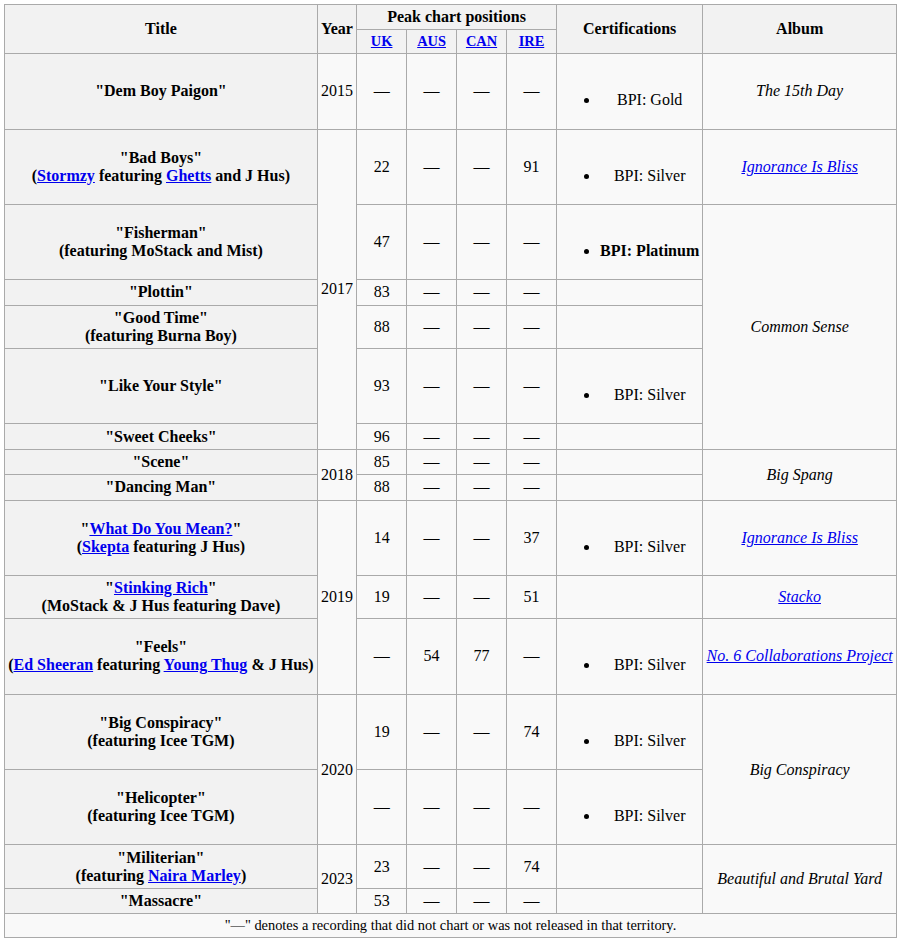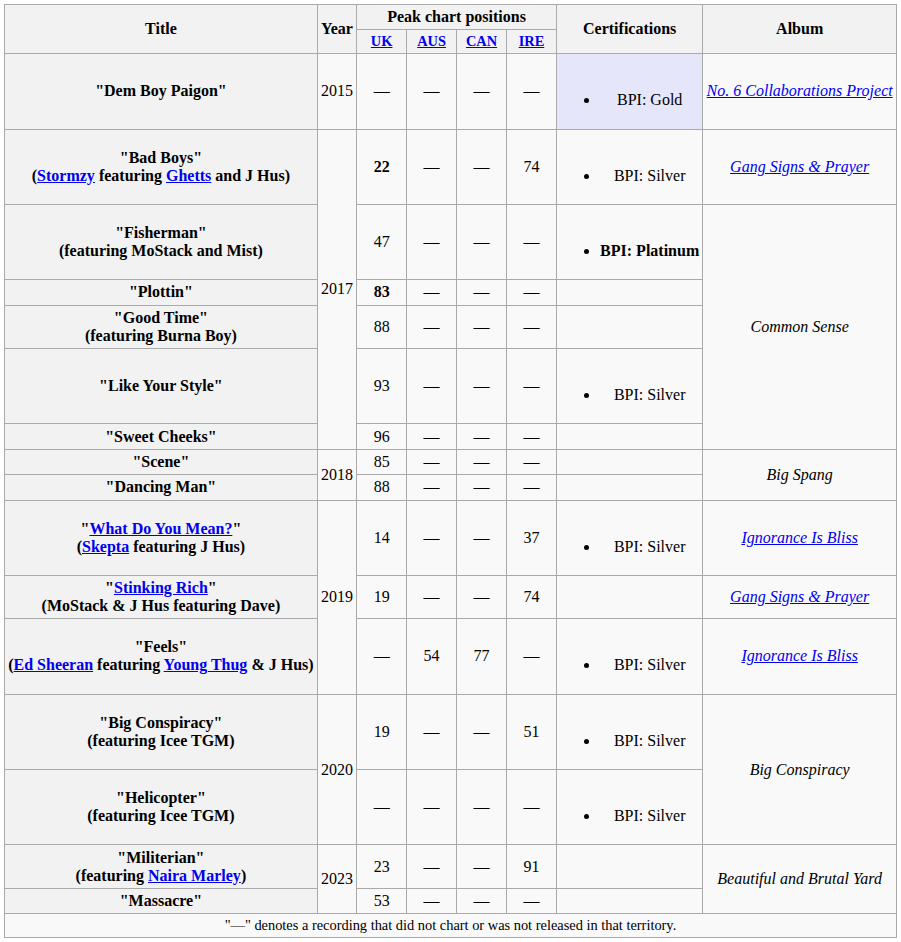(630, 100) no background -> (630, 100) lavender background
(800, 91) The 15th Day -> (800, 91) No. 6 Collaborations Project
(382, 166) normal -> (382, 166) bold
(531, 166) 91 -> (531, 166) 74
(800, 166) Ignorance Is Bliss -> (800, 166) Gang Signs & Prayer
(382, 292) normal -> (382, 292) bold
(531, 597) 51 -> (531, 597) 74
(800, 597) Stacko -> (800, 597) Gang Signs & Prayer
(800, 656) No. 6 Collaborations Project -> (800, 656) Ignorance Is Bliss
(531, 731) 74 -> (531, 731) 51
(531, 866) 74 -> (531, 866) 91
